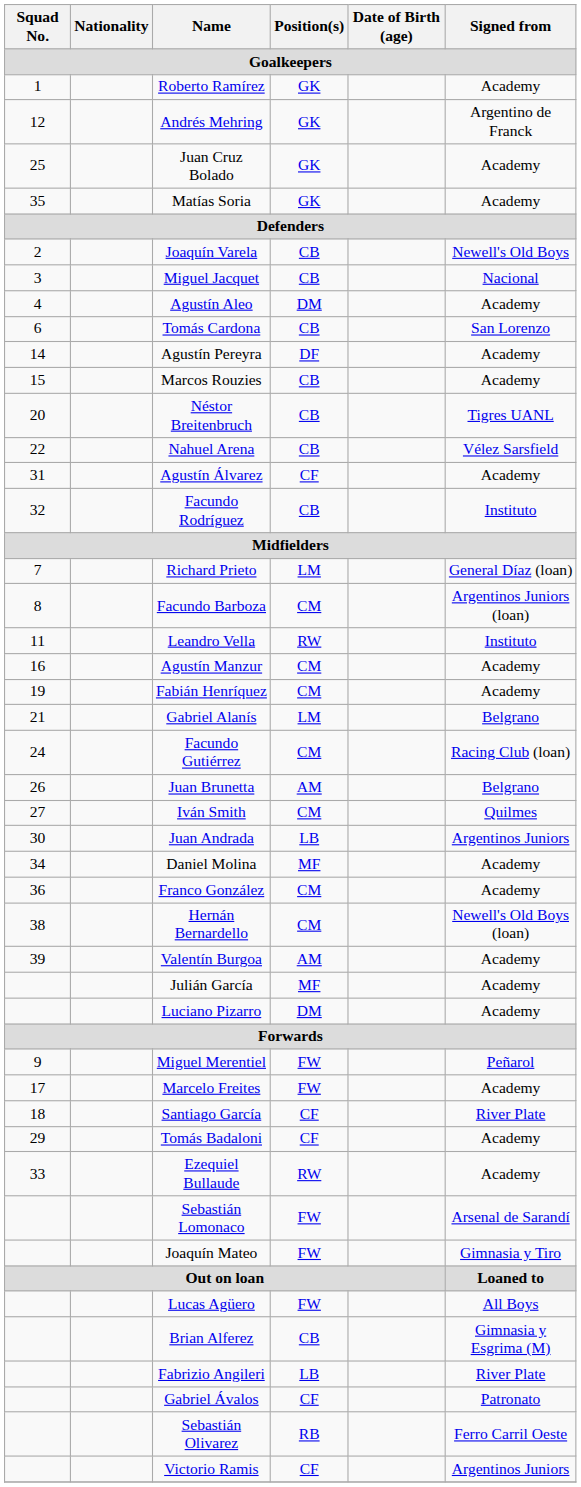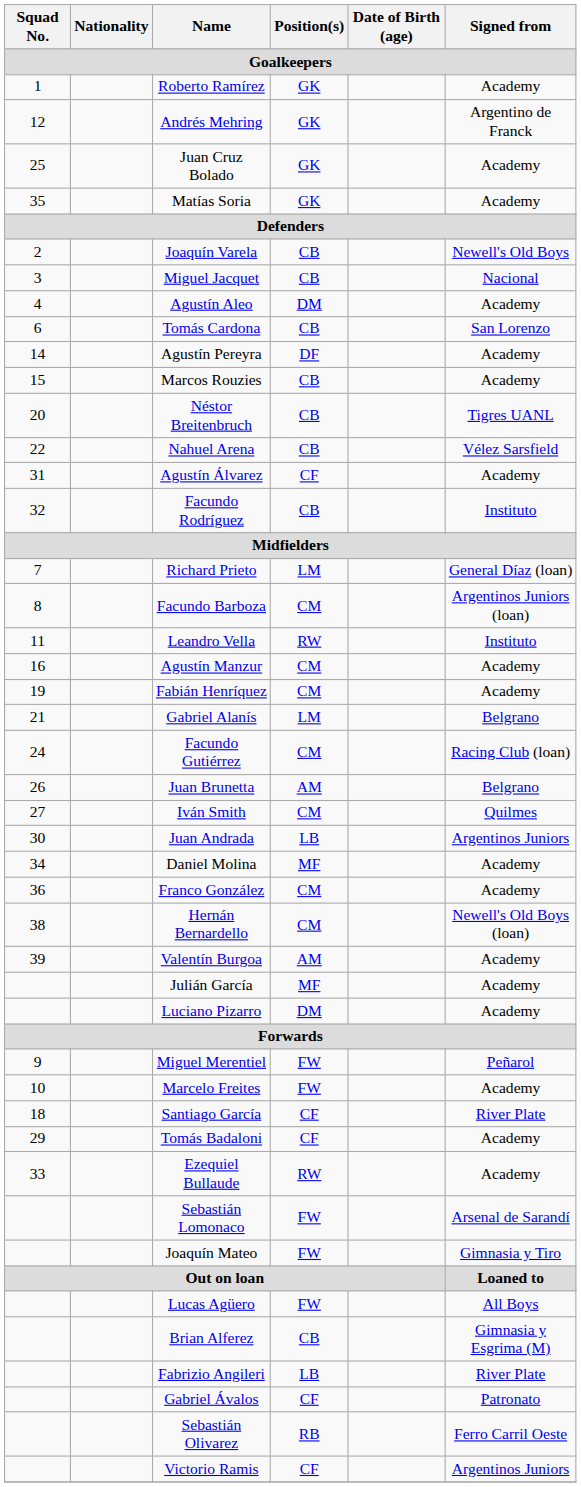(38, 1087) 17 -> (38, 1087) 10
